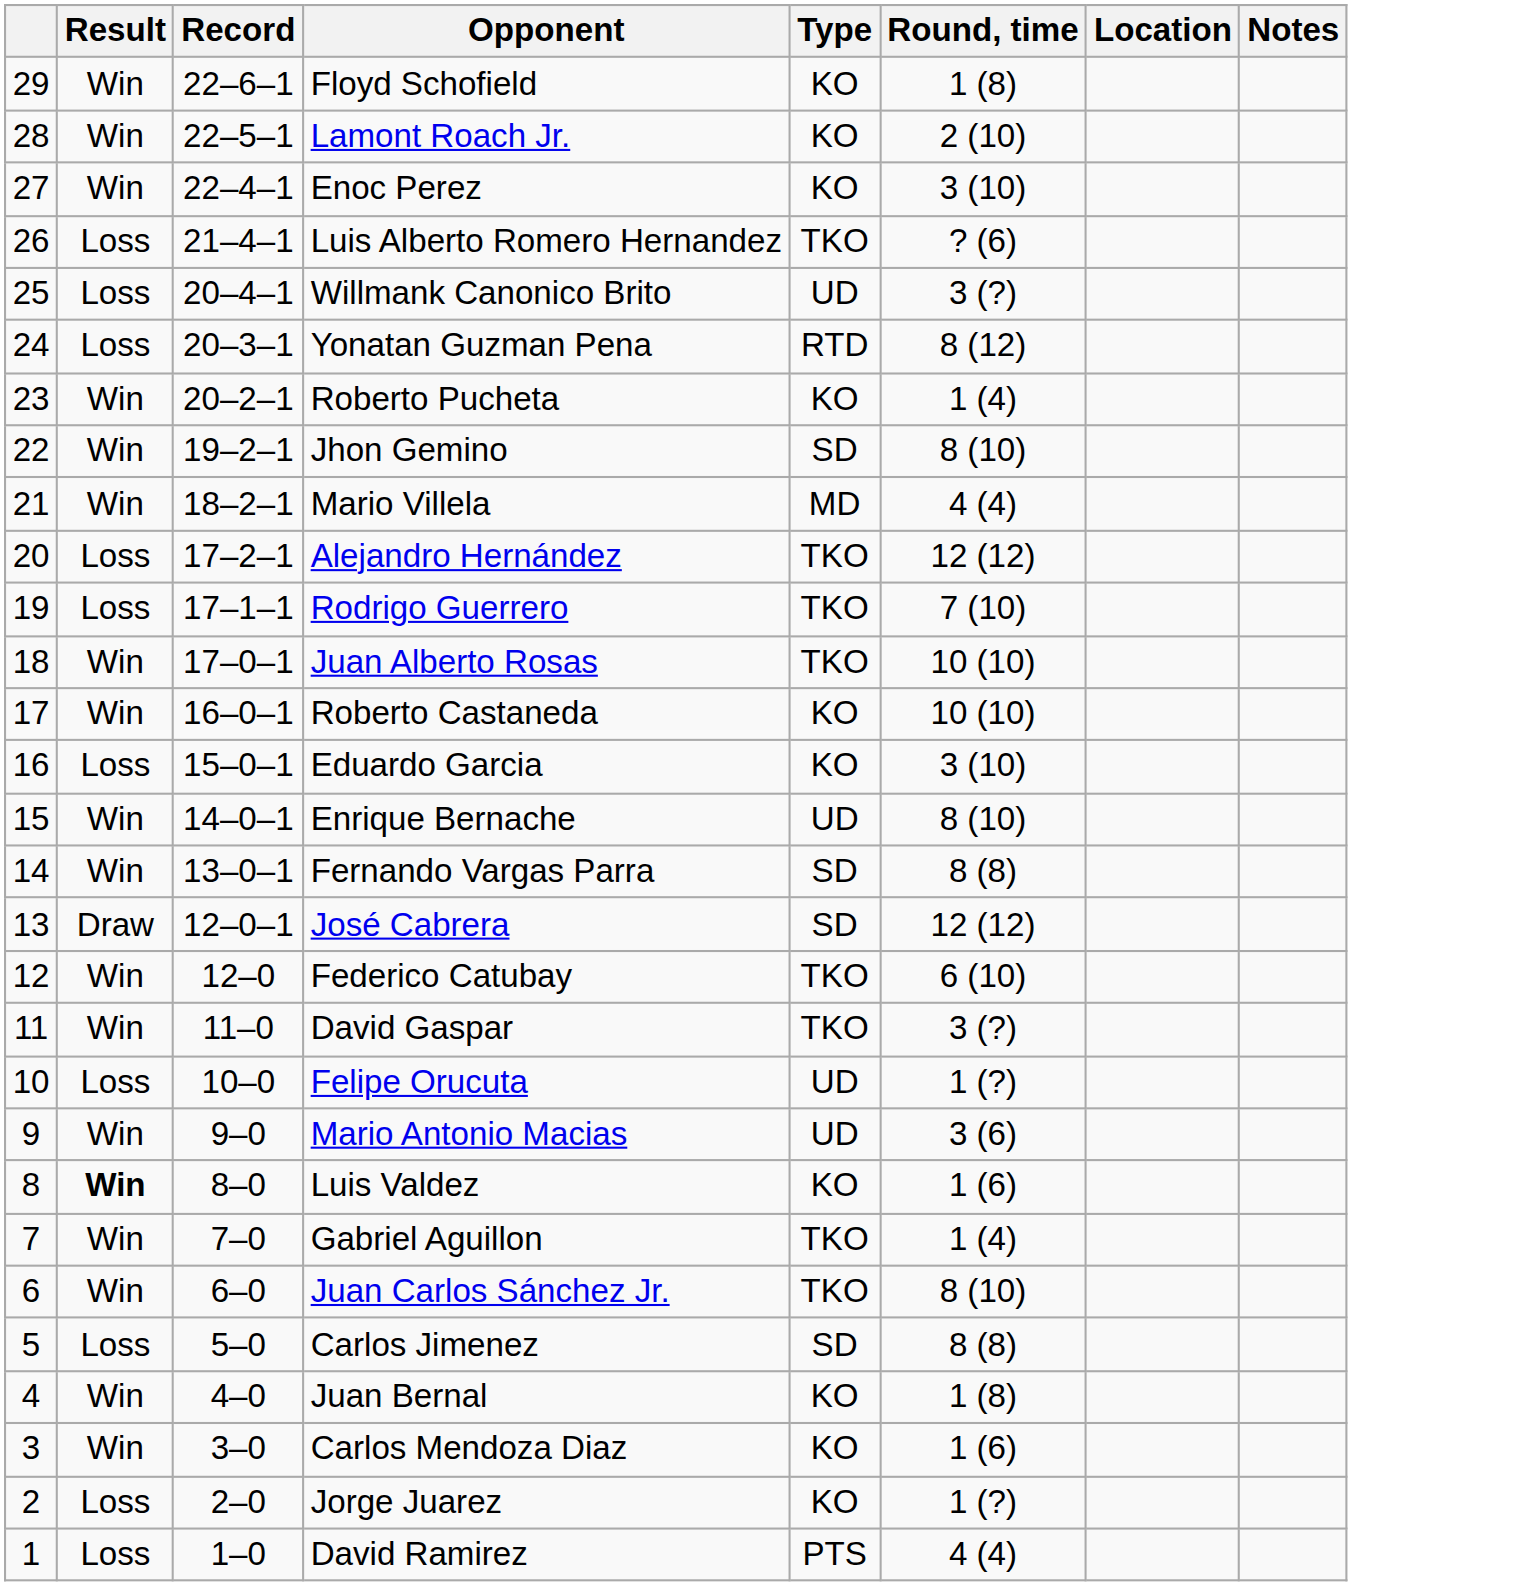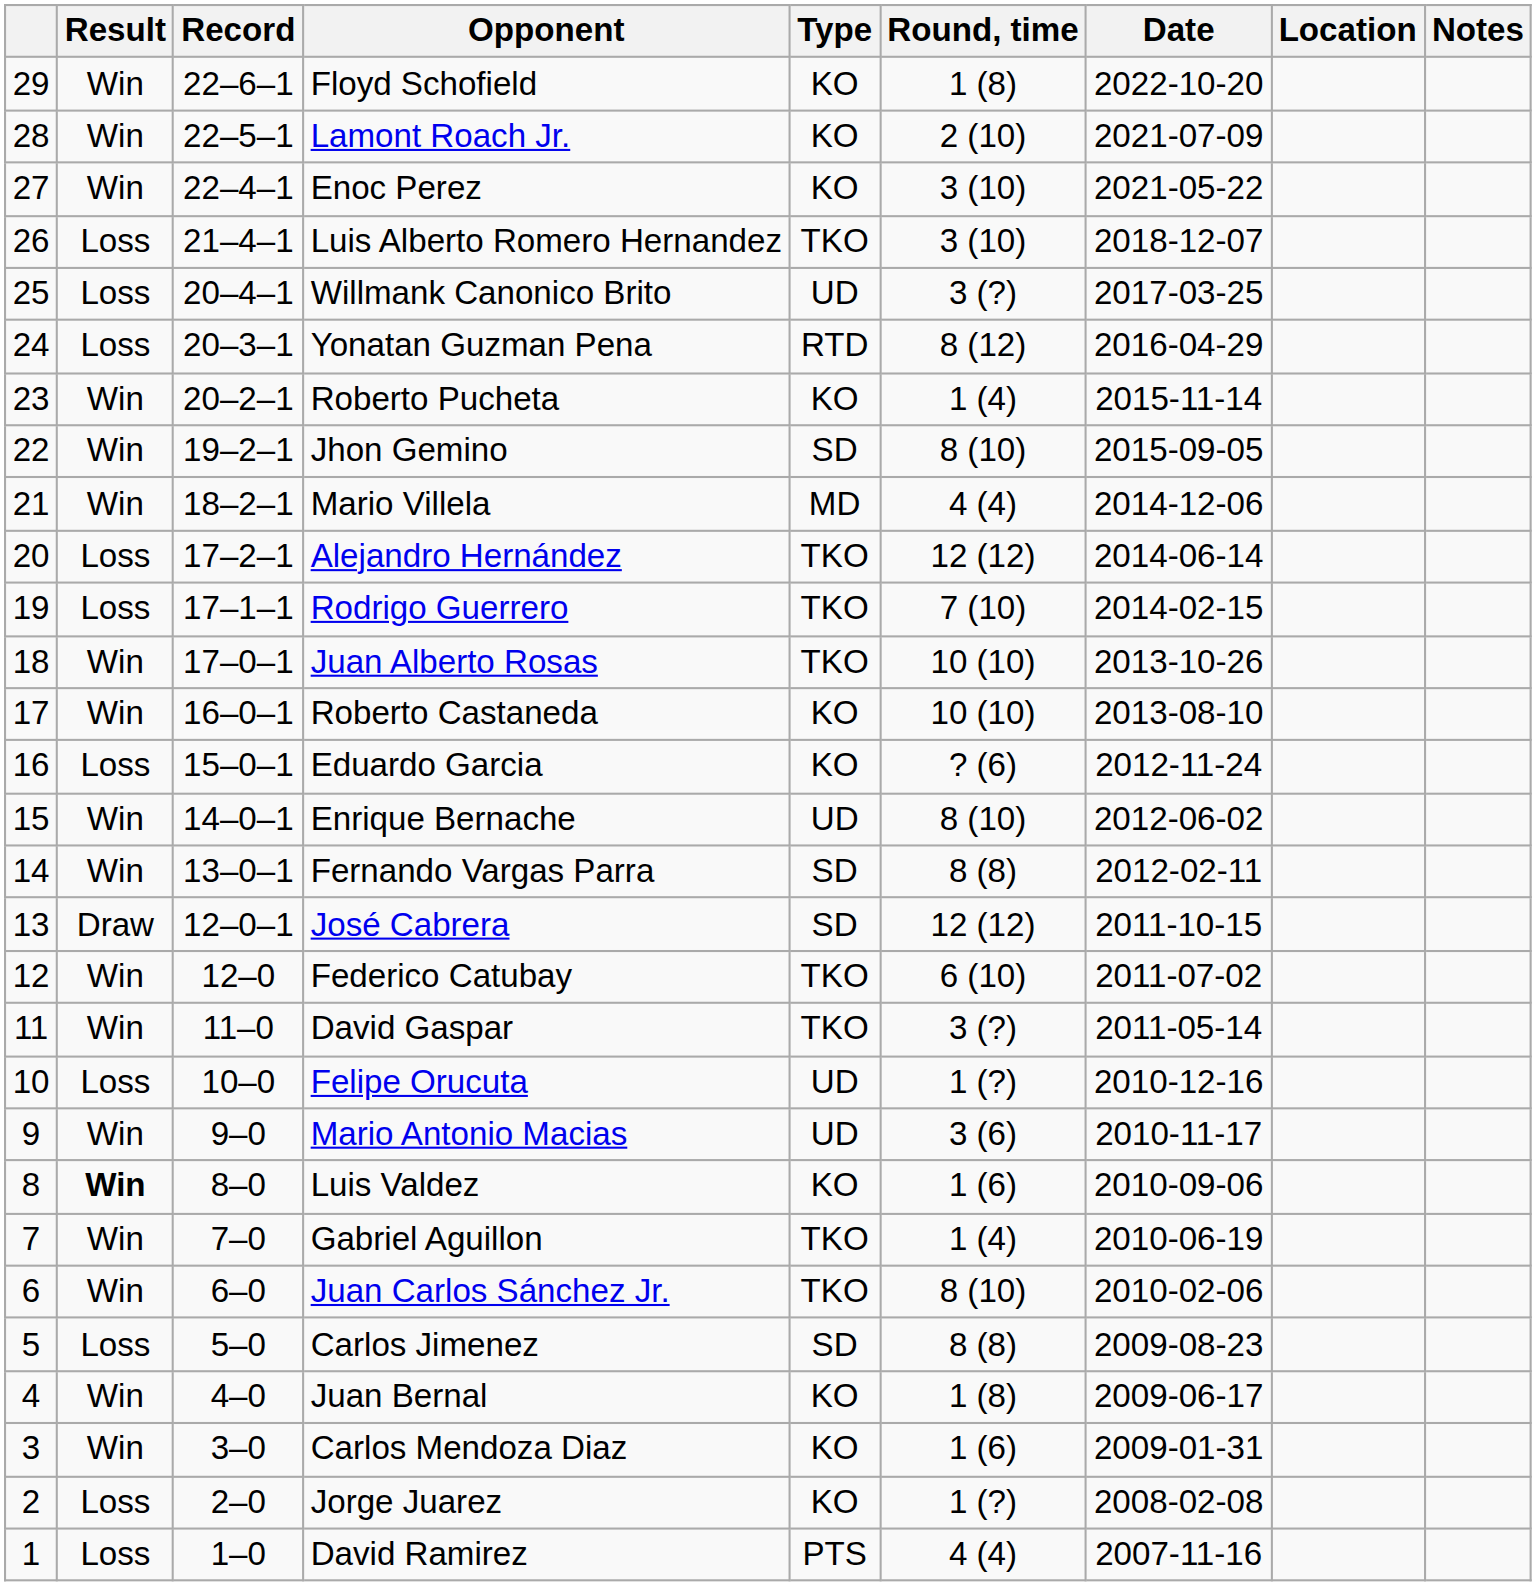+ column: (1179, 30)
(983, 240) ? (6) -> (983, 240) 3 (10)
(983, 766) 3 (10) -> (983, 766) ? (6)
